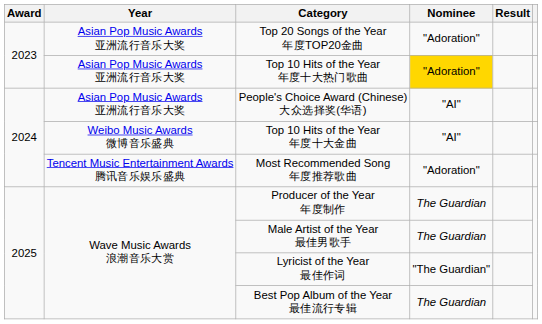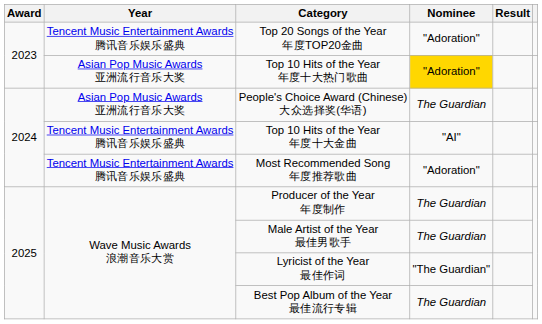(140, 38) Asian Pop Music Awards 亚洲流行音乐大奖 -> (140, 38) Tencent Music Entertainment Awards 腾讯音乐娱乐盛典
(451, 104) "AI" -> (451, 104) The Guardian
(140, 137) Weibo Music Awards 微博音乐盛典 -> (140, 137) Tencent Music Entertainment Awards 腾讯音乐娱乐盛典
